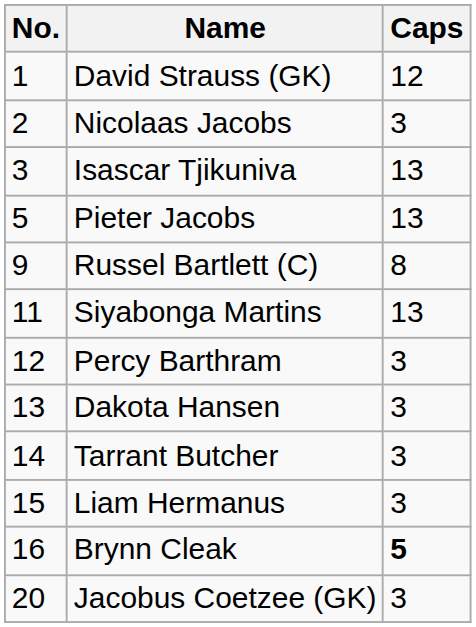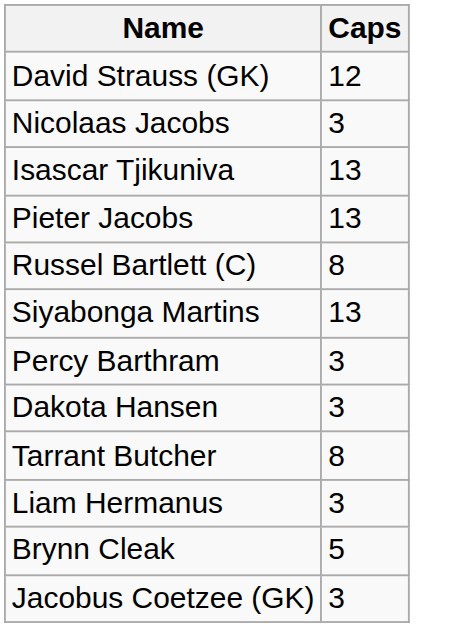- column: (36, 28)
(399, 455) 3 -> (337, 455) 8
(399, 550) bold -> (337, 550) normal
